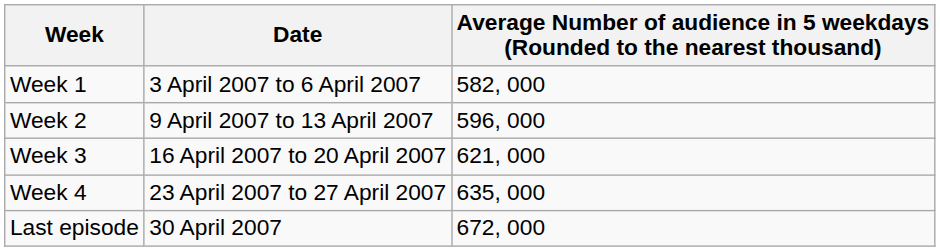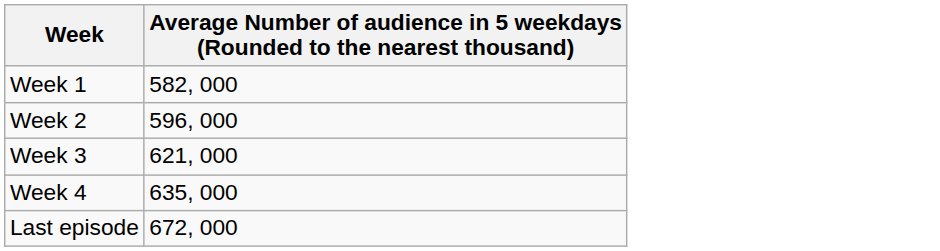- column: (298, 35)
